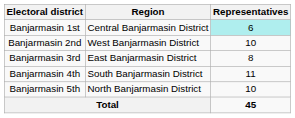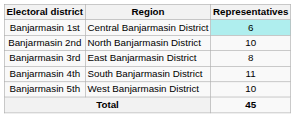(143, 43) West Banjarmasin District -> (144, 43) North Banjarmasin District
(144, 89) North Banjarmasin District -> (143, 89) West Banjarmasin District
